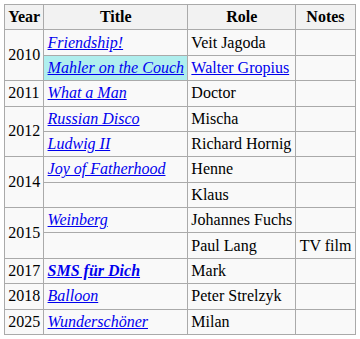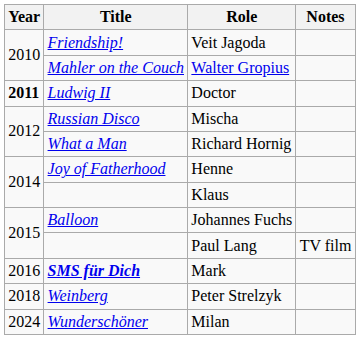(116, 67) paleturquoise background -> (116, 67) no background
(24, 93) normal -> (24, 93) bold
(87, 93) What a Man -> (79, 93) Ludwig II
(79, 144) Ludwig II -> (87, 144) What a Man
(78, 220) Weinberg -> (73, 220) Balloon
(24, 270) 2017 -> (24, 270) 2016
(73, 296) Balloon -> (78, 296) Weinberg
(24, 321) 2025 -> (24, 321) 2024
